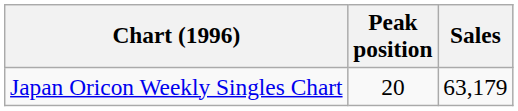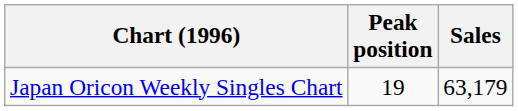(393, 86) 20 -> (393, 86) 19
